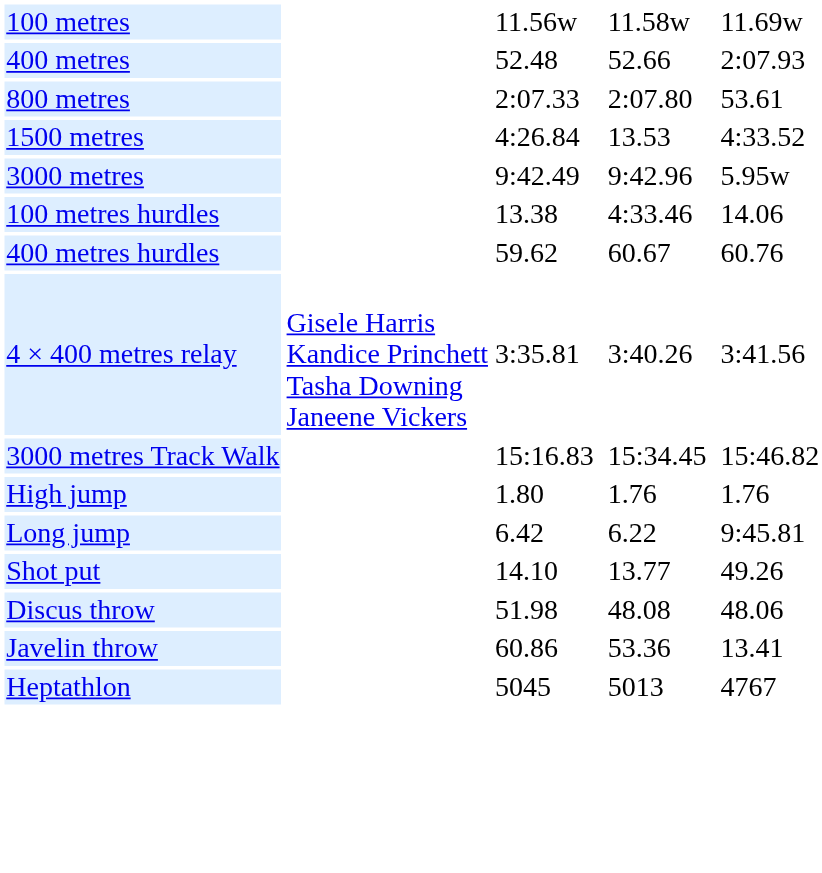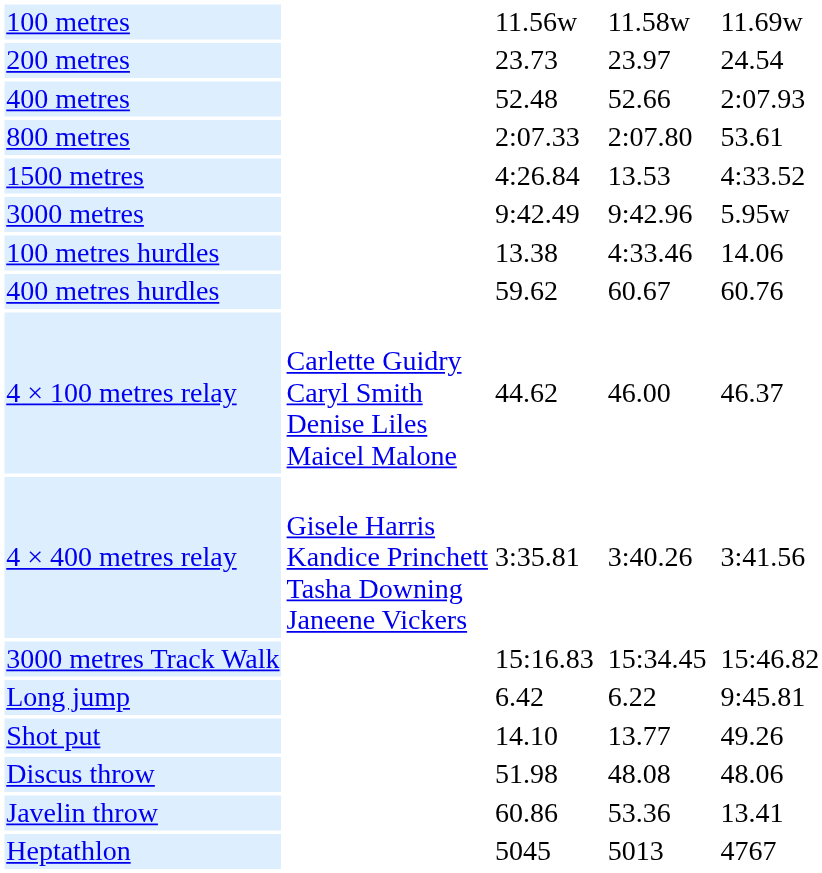+ row: (68, 60)
+ row: (121, 392)
- row: (67, 494)
